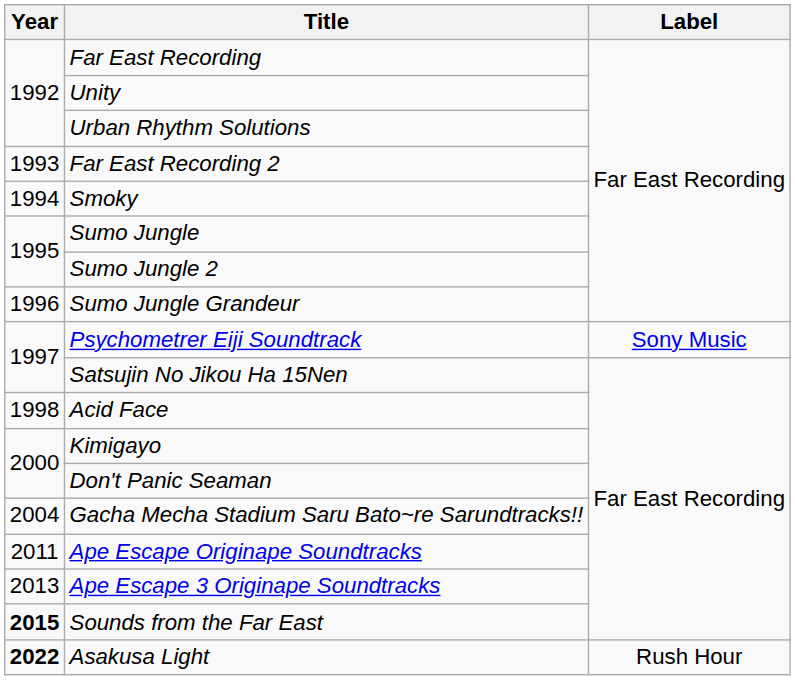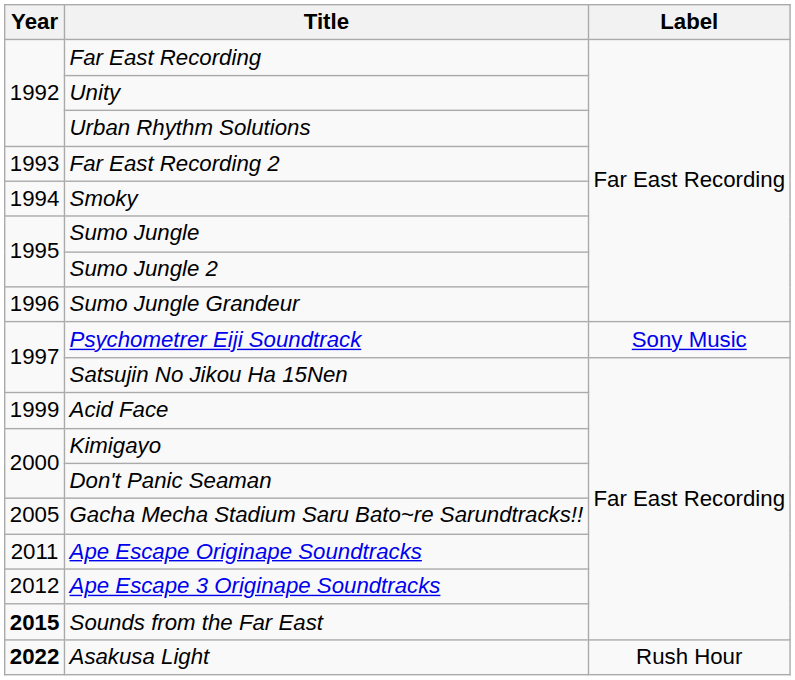(35, 410) 1998 -> (35, 410) 1999
(35, 515) 2004 -> (35, 515) 2005
(35, 586) 2013 -> (35, 586) 2012
